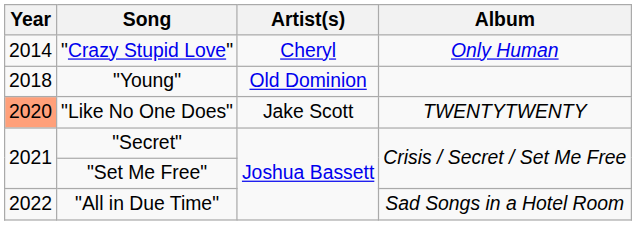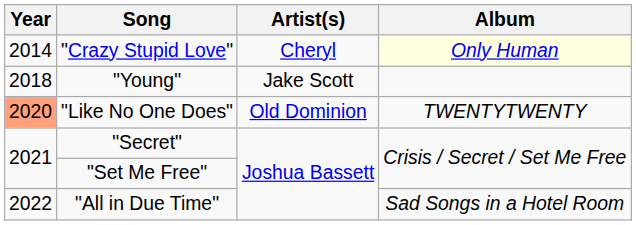(505, 50) no background -> (505, 50) lightyellow background
(308, 81) Old Dominion -> (308, 81) Jake Scott
(308, 111) Jake Scott -> (308, 111) Old Dominion
